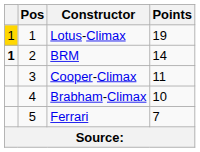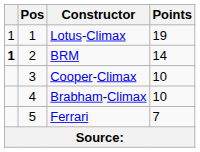(11, 35) gold background -> (11, 35) no background
(159, 76) 11 -> (160, 76) 10
